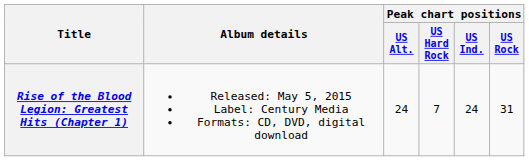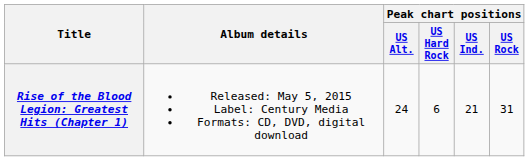(437, 110) 7 -> (437, 110) 6
(472, 110) 24 -> (472, 110) 21
